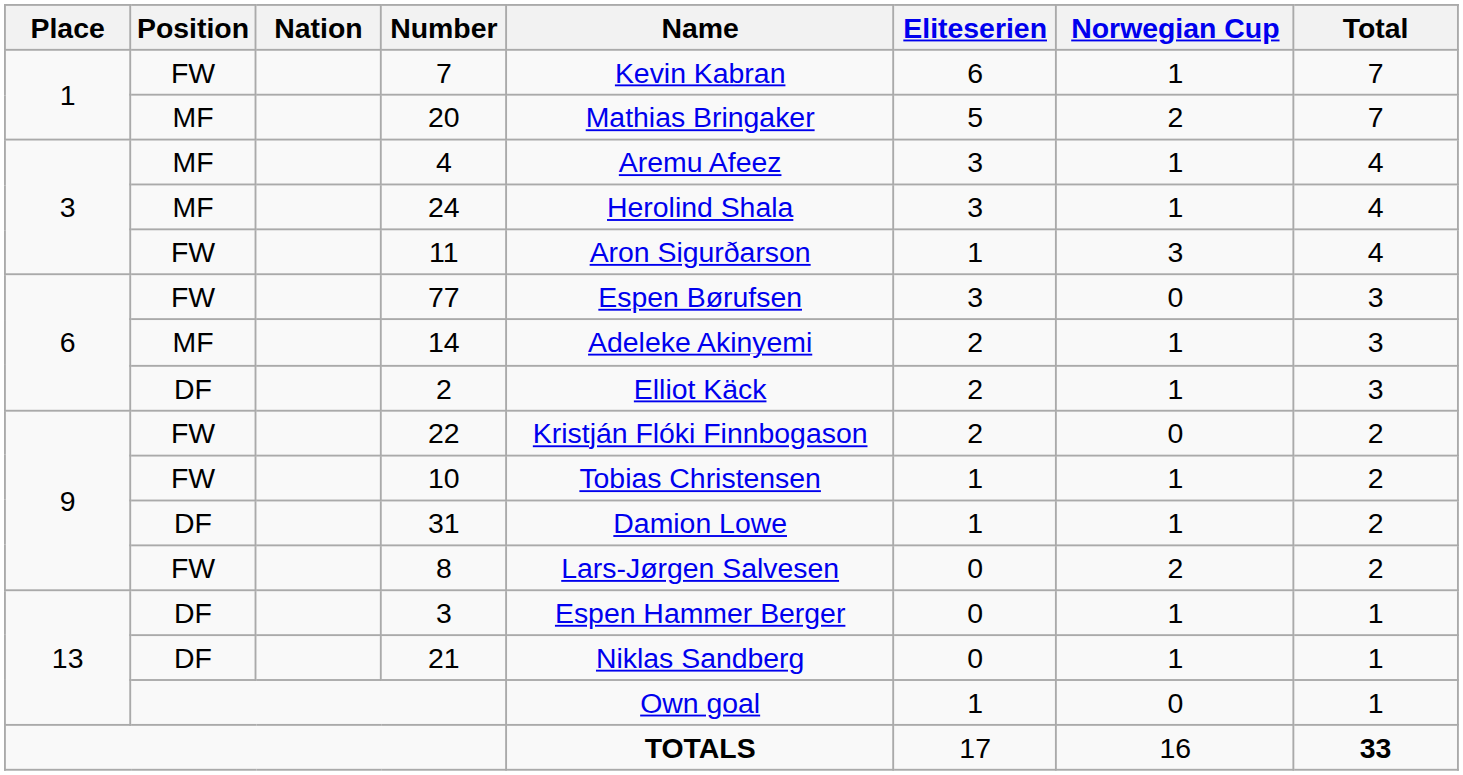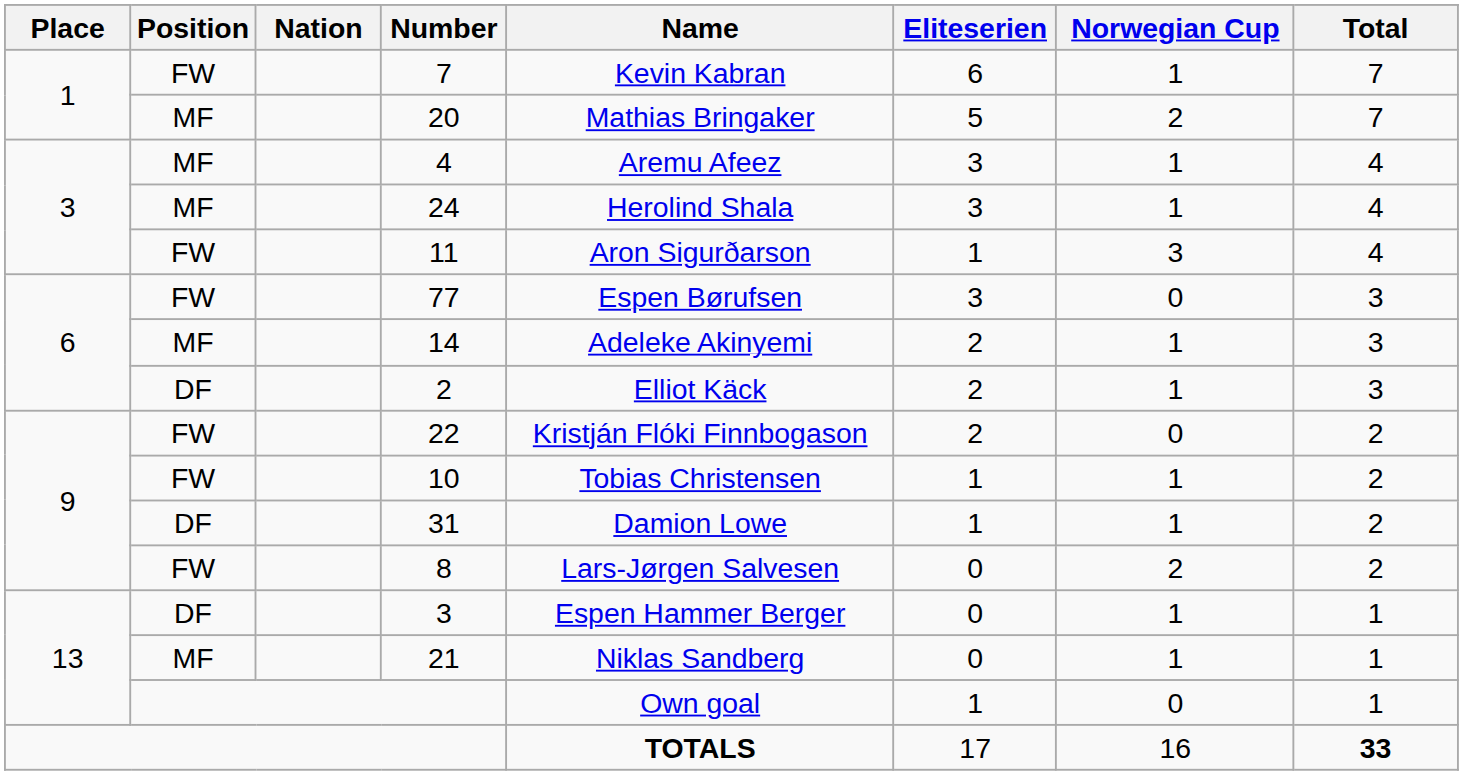(193, 658) DF -> (193, 658) MF
